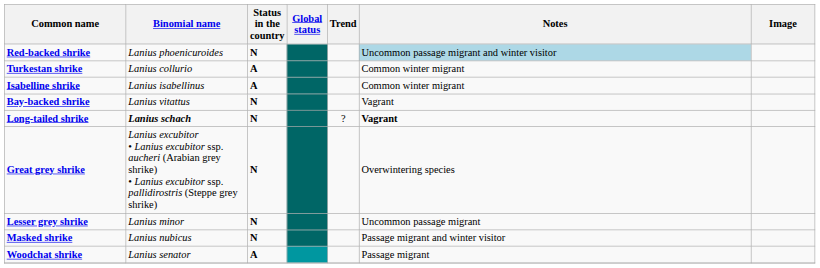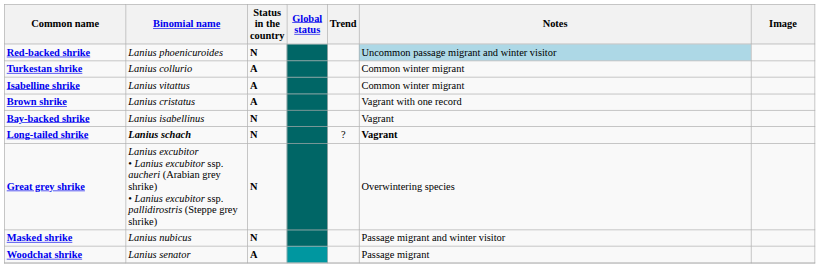(166, 85) Lanius isabellinus -> (159, 85) Lanius vitattus
+ row: (37, 102)
(159, 102) Lanius vitattus -> (166, 118) Lanius isabellinus
- row: (47, 221)
